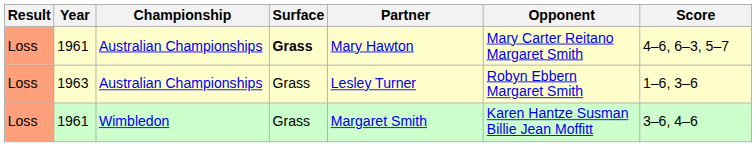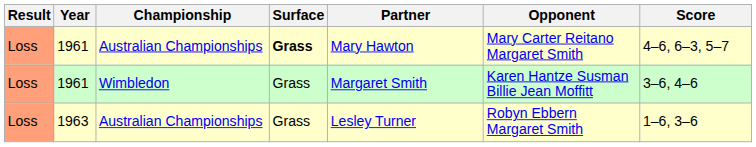rows swapped: (73, 122) <-> (73, 84)
